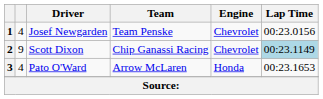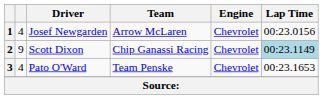(143, 31) Team Penske -> (150, 31) Arrow McLaren
(150, 67) Arrow McLaren -> (143, 67) Team Penske
(229, 67) Honda -> (236, 67) Chevrolet
